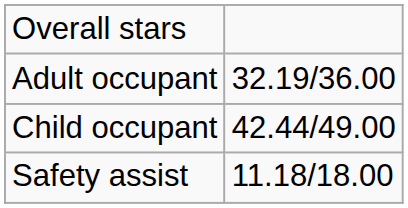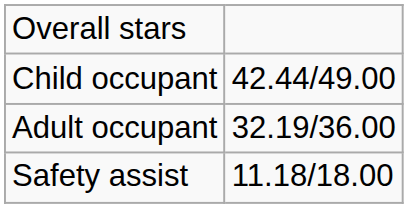rows swapped: (115, 78) <-> (115, 127)
